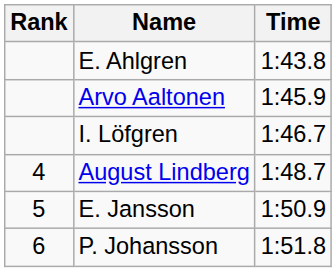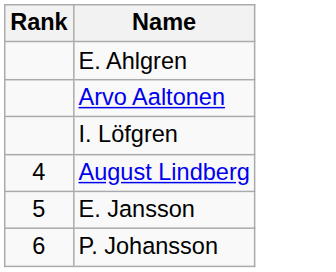- column: (293, 23)
